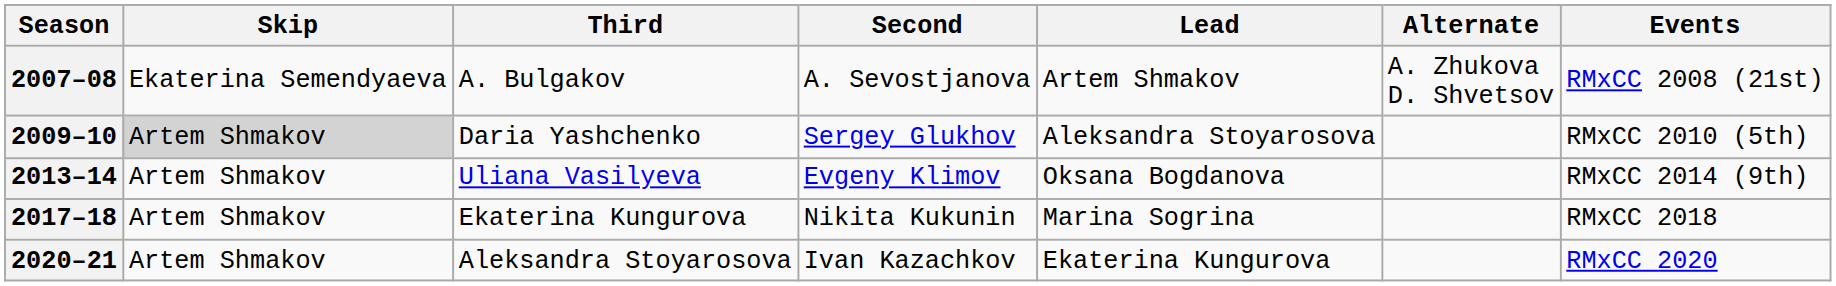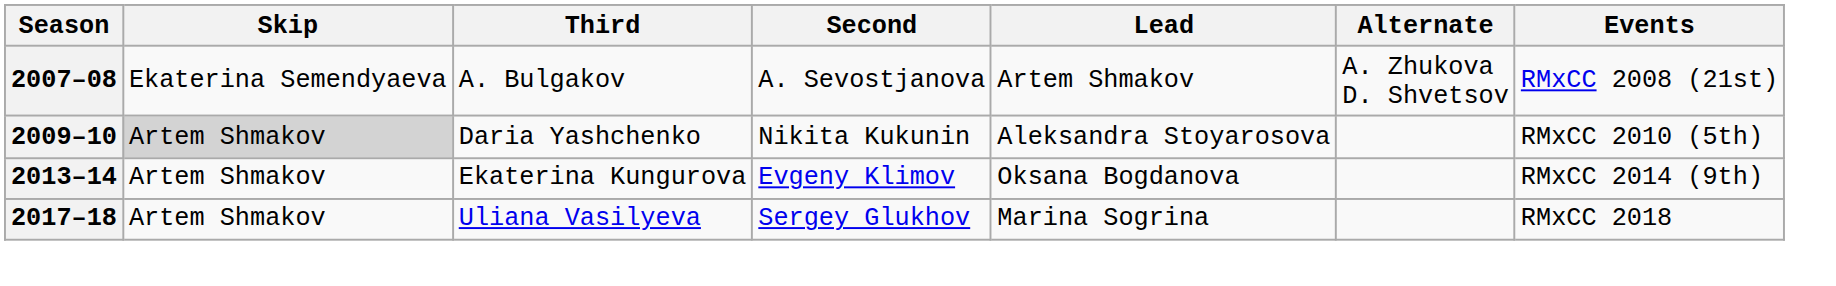(910, 137) Sergey Glukhov -> (864, 137) Nikita Kukunin
(580, 178) Uliana Vasilyeva -> (603, 178) Ekaterina Kungurova
(603, 219) Ekaterina Kungurova -> (580, 219) Uliana Vasilyeva
(910, 219) Nikita Kukunin -> (864, 219) Sergey Glukhov
- row: (64, 260)
